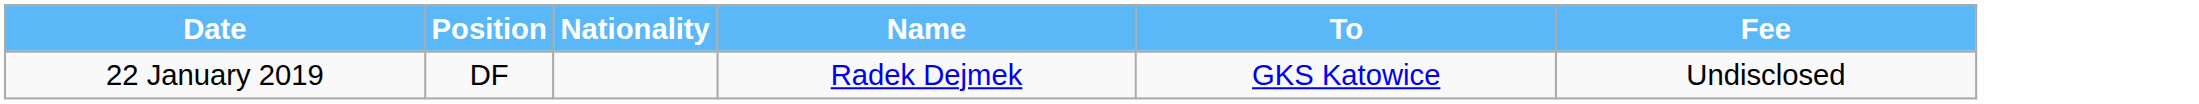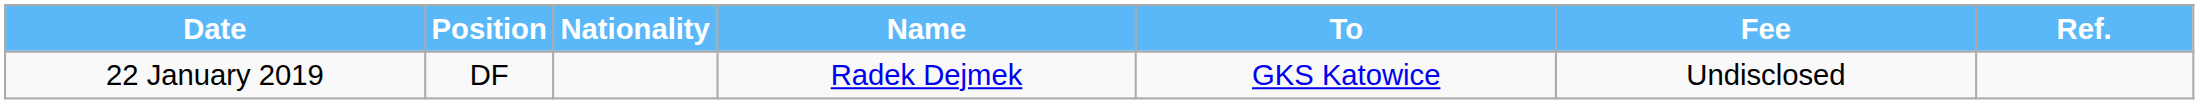+ column: (2084, 28)
